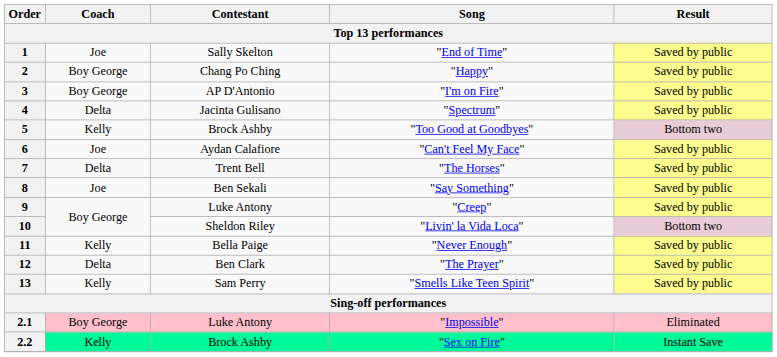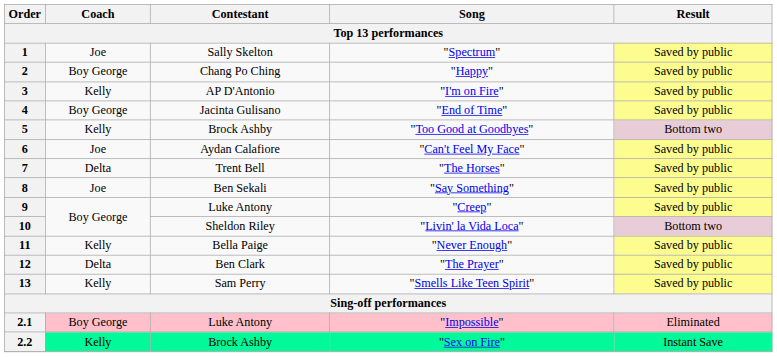(472, 52) "End of Time" -> (472, 52) "Spectrum"
(98, 91) Boy George -> (98, 91) Kelly
(98, 110) Delta -> (98, 110) Boy George
(472, 110) "Spectrum" -> (472, 110) "End of Time"
